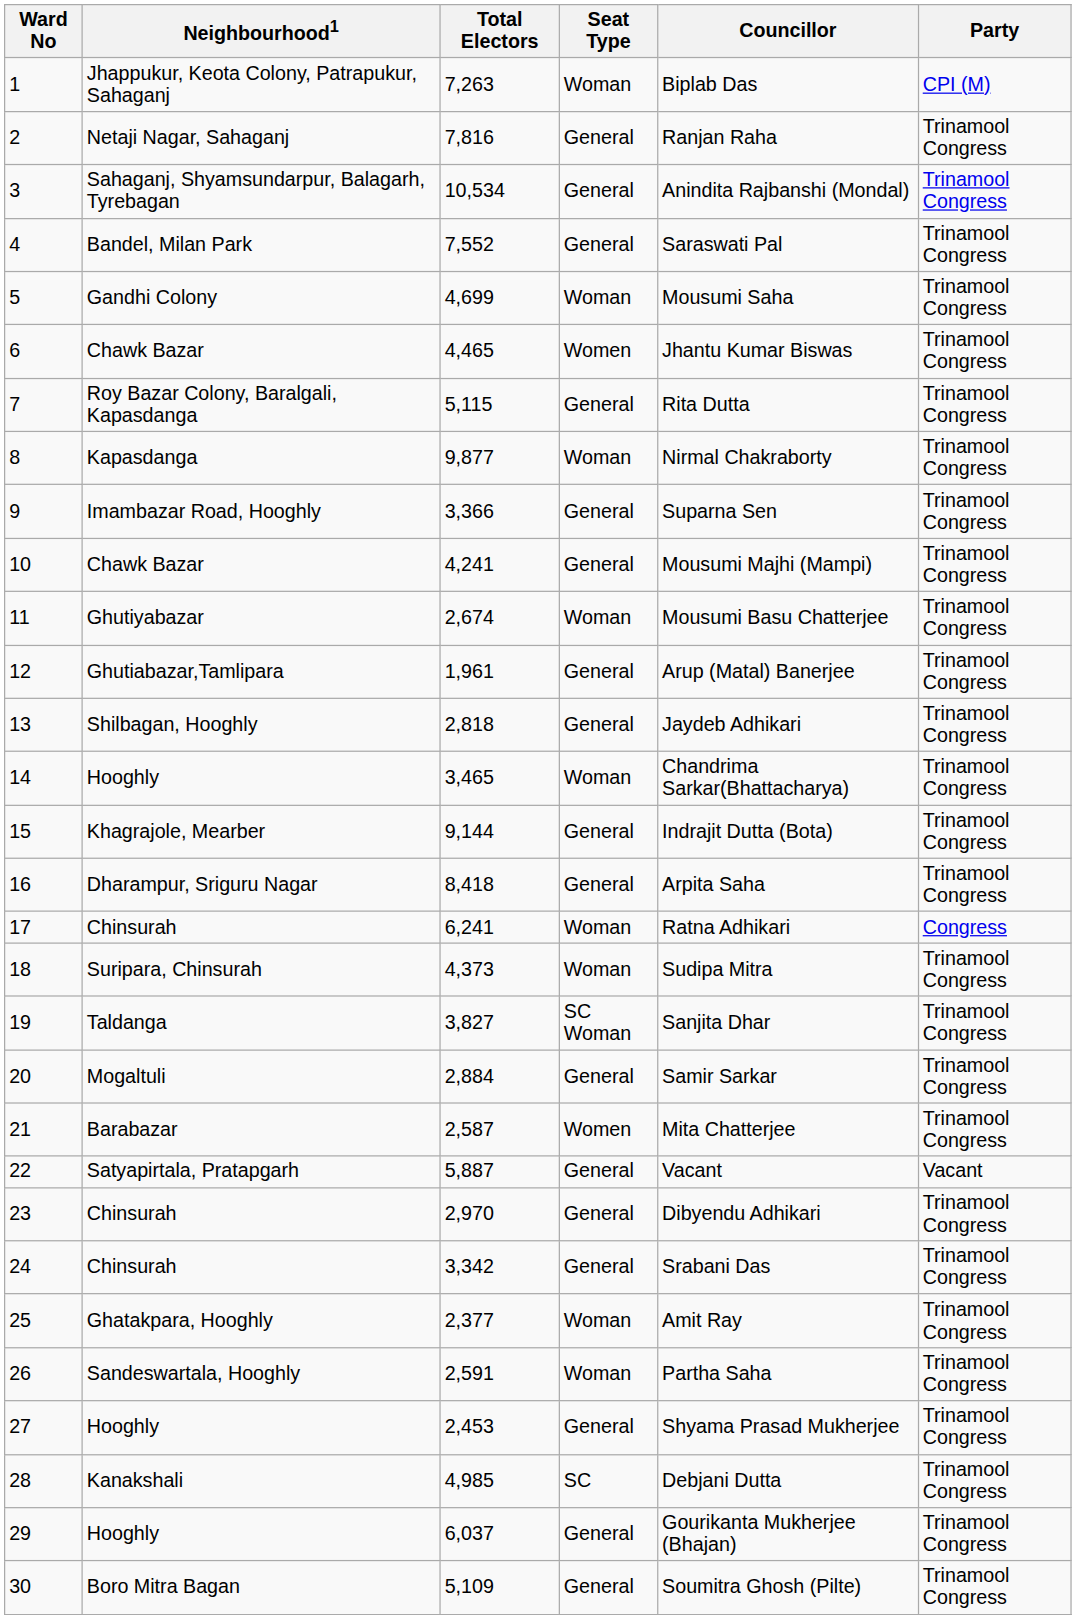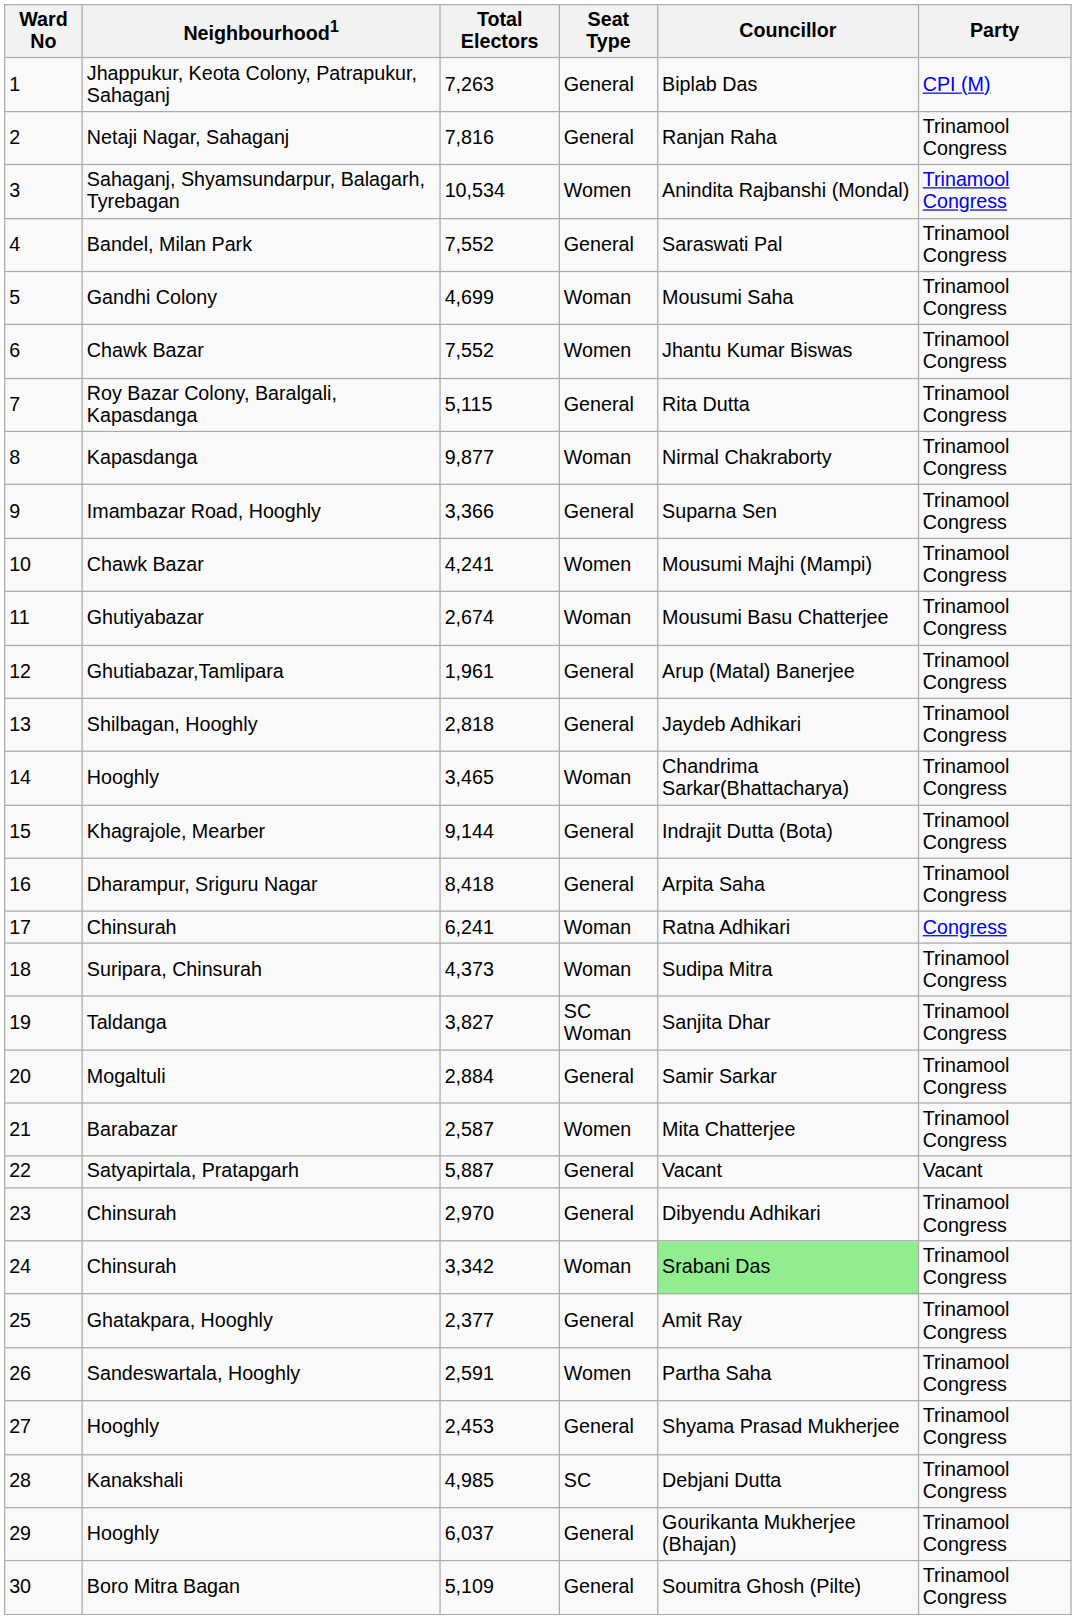(598, 84) Woman -> (599, 84) General
(599, 191) General -> (598, 191) Women
(469, 351) 4,465 -> (469, 351) 7,552
(599, 564) General -> (598, 564) Women
(599, 1267) General -> (598, 1267) Woman
(716, 1267) no background -> (716, 1267) lightgreen background
(598, 1320) Woman -> (599, 1320) General
(598, 1374) Woman -> (598, 1374) Women
